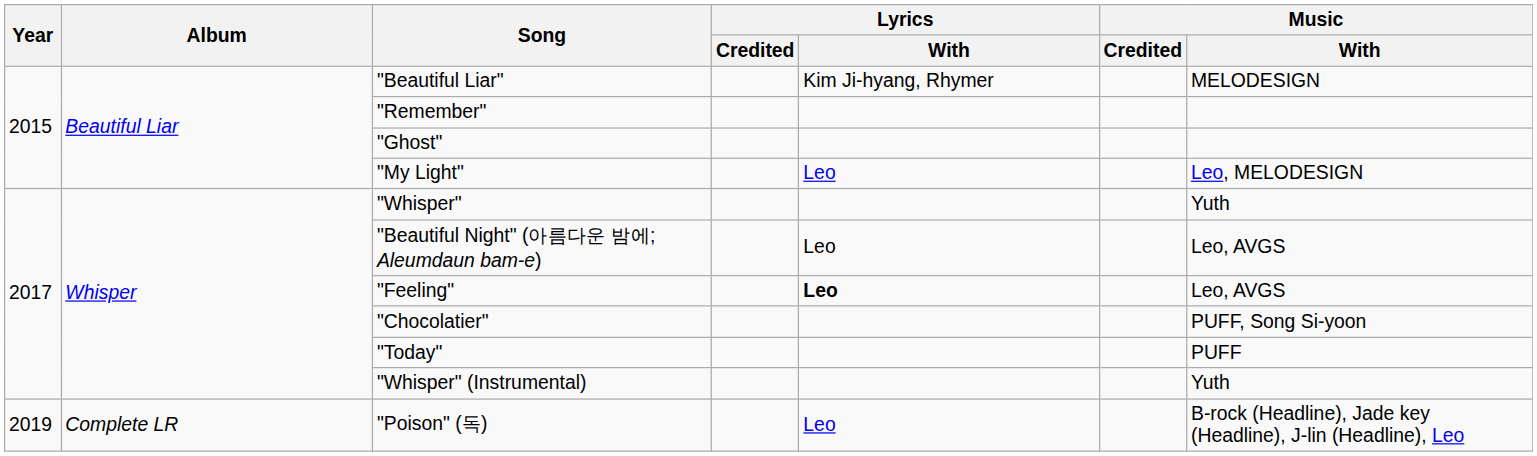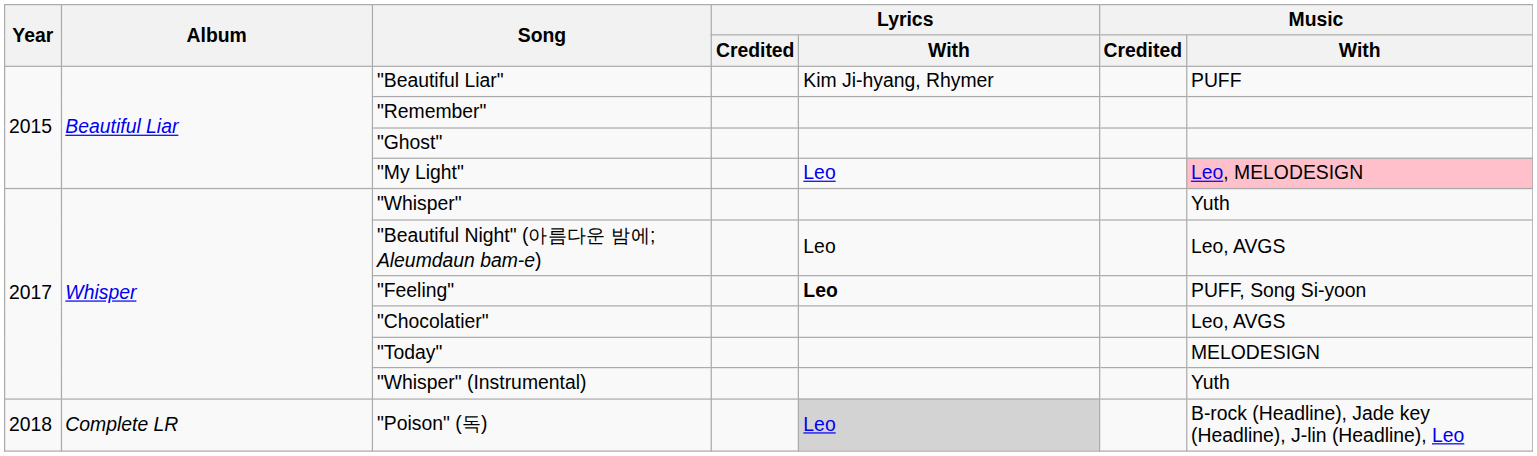(1256, 81) MELODESIGN -> (1216, 81) PUFF
(1277, 173) no background -> (1277, 173) pink background
(1238, 290) Leo, AVGS -> (1279, 290) PUFF, Song Si-yoon
(1279, 321) PUFF, Song Si-yoon -> (1238, 321) Leo, AVGS
(1216, 352) PUFF -> (1256, 352) MELODESIGN
(31, 424) 2019 -> (31, 424) 2018
(820, 424) no background -> (820, 424) lightgrey background
